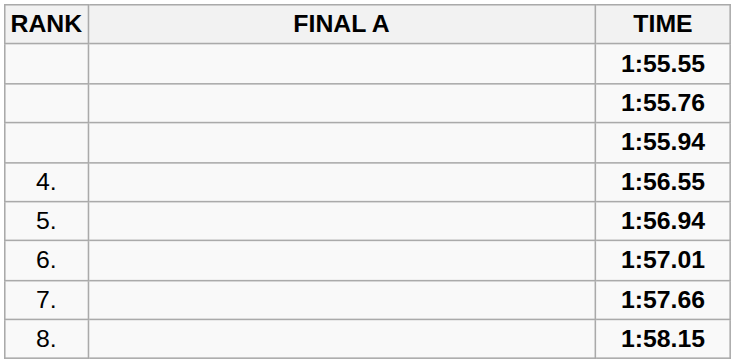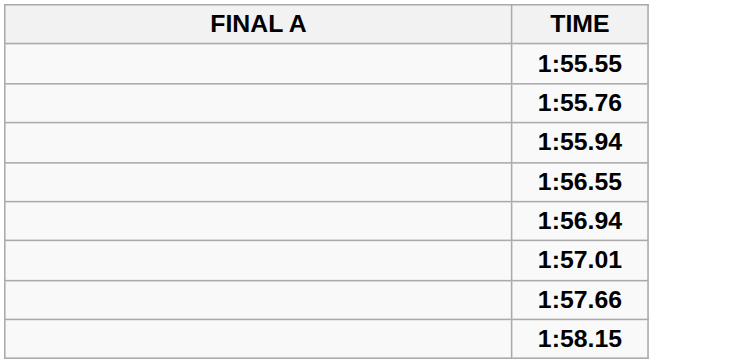- column: (46, 24)
